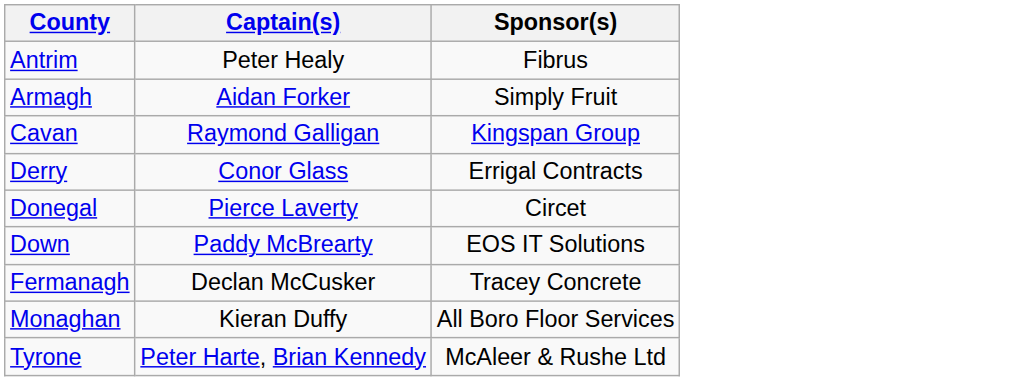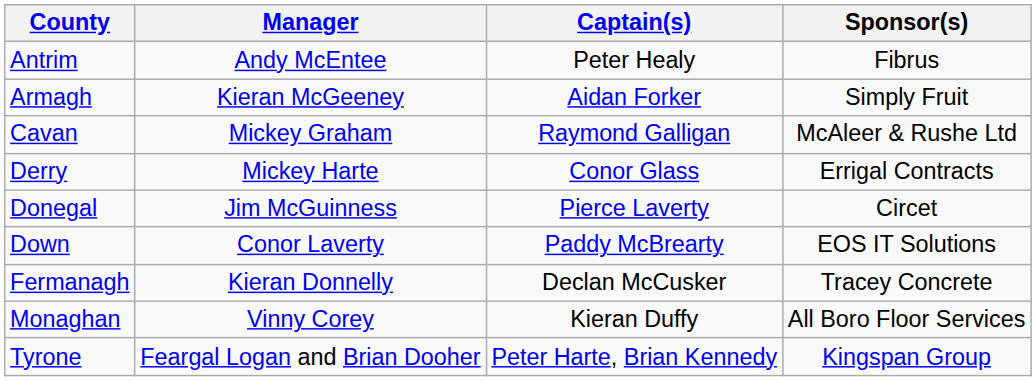+ column: (310, 23)
(556, 134) Kingspan Group -> (907, 134) McAleer & Rushe Ltd
(556, 356) McAleer & Rushe Ltd -> (907, 356) Kingspan Group
